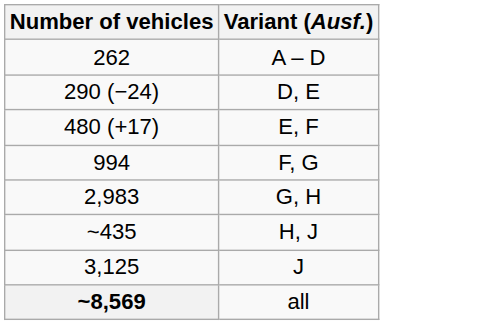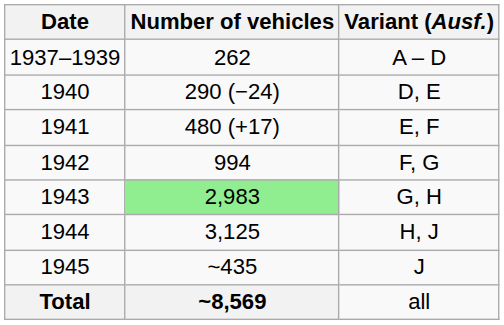+ column: (65, 22)
(112, 197) no background -> (232, 197) lightgreen background
(112, 232) ~435 -> (232, 232) 3,125
(112, 267) 3,125 -> (232, 267) ~435
